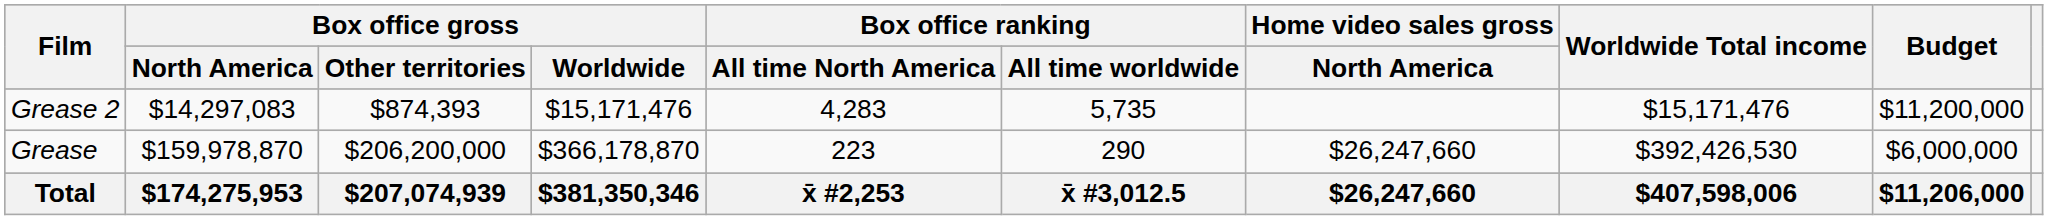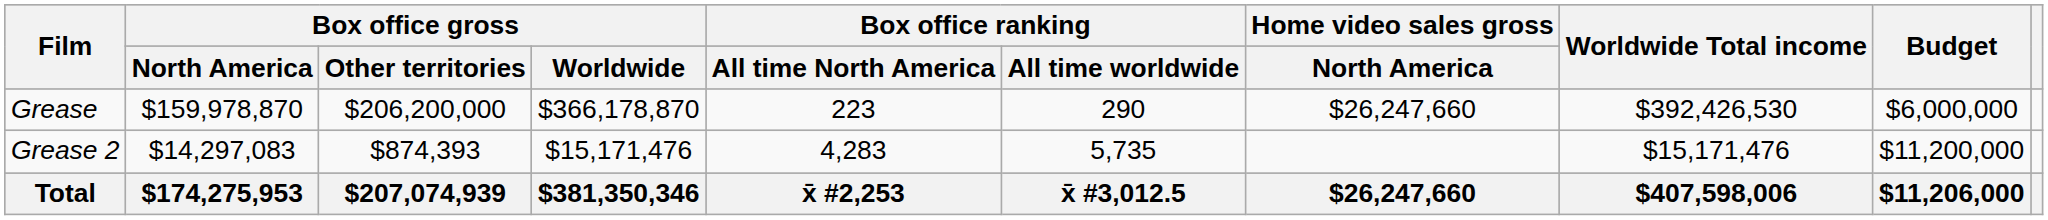rows swapped: (54, 151) <-> (65, 109)
